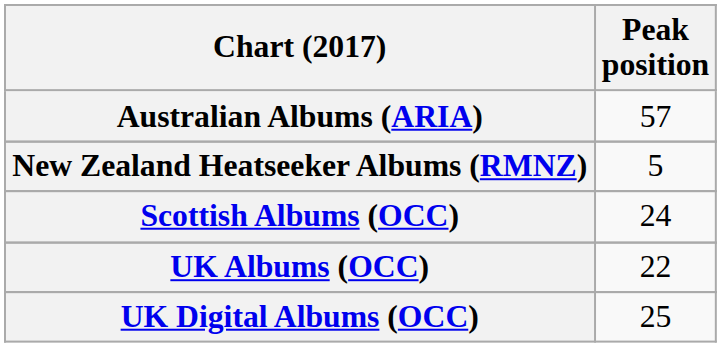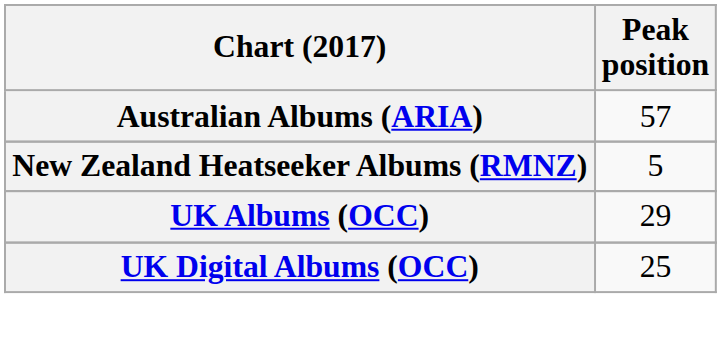- row: (300, 215)
(656, 266) 22 -> (656, 215) 29
